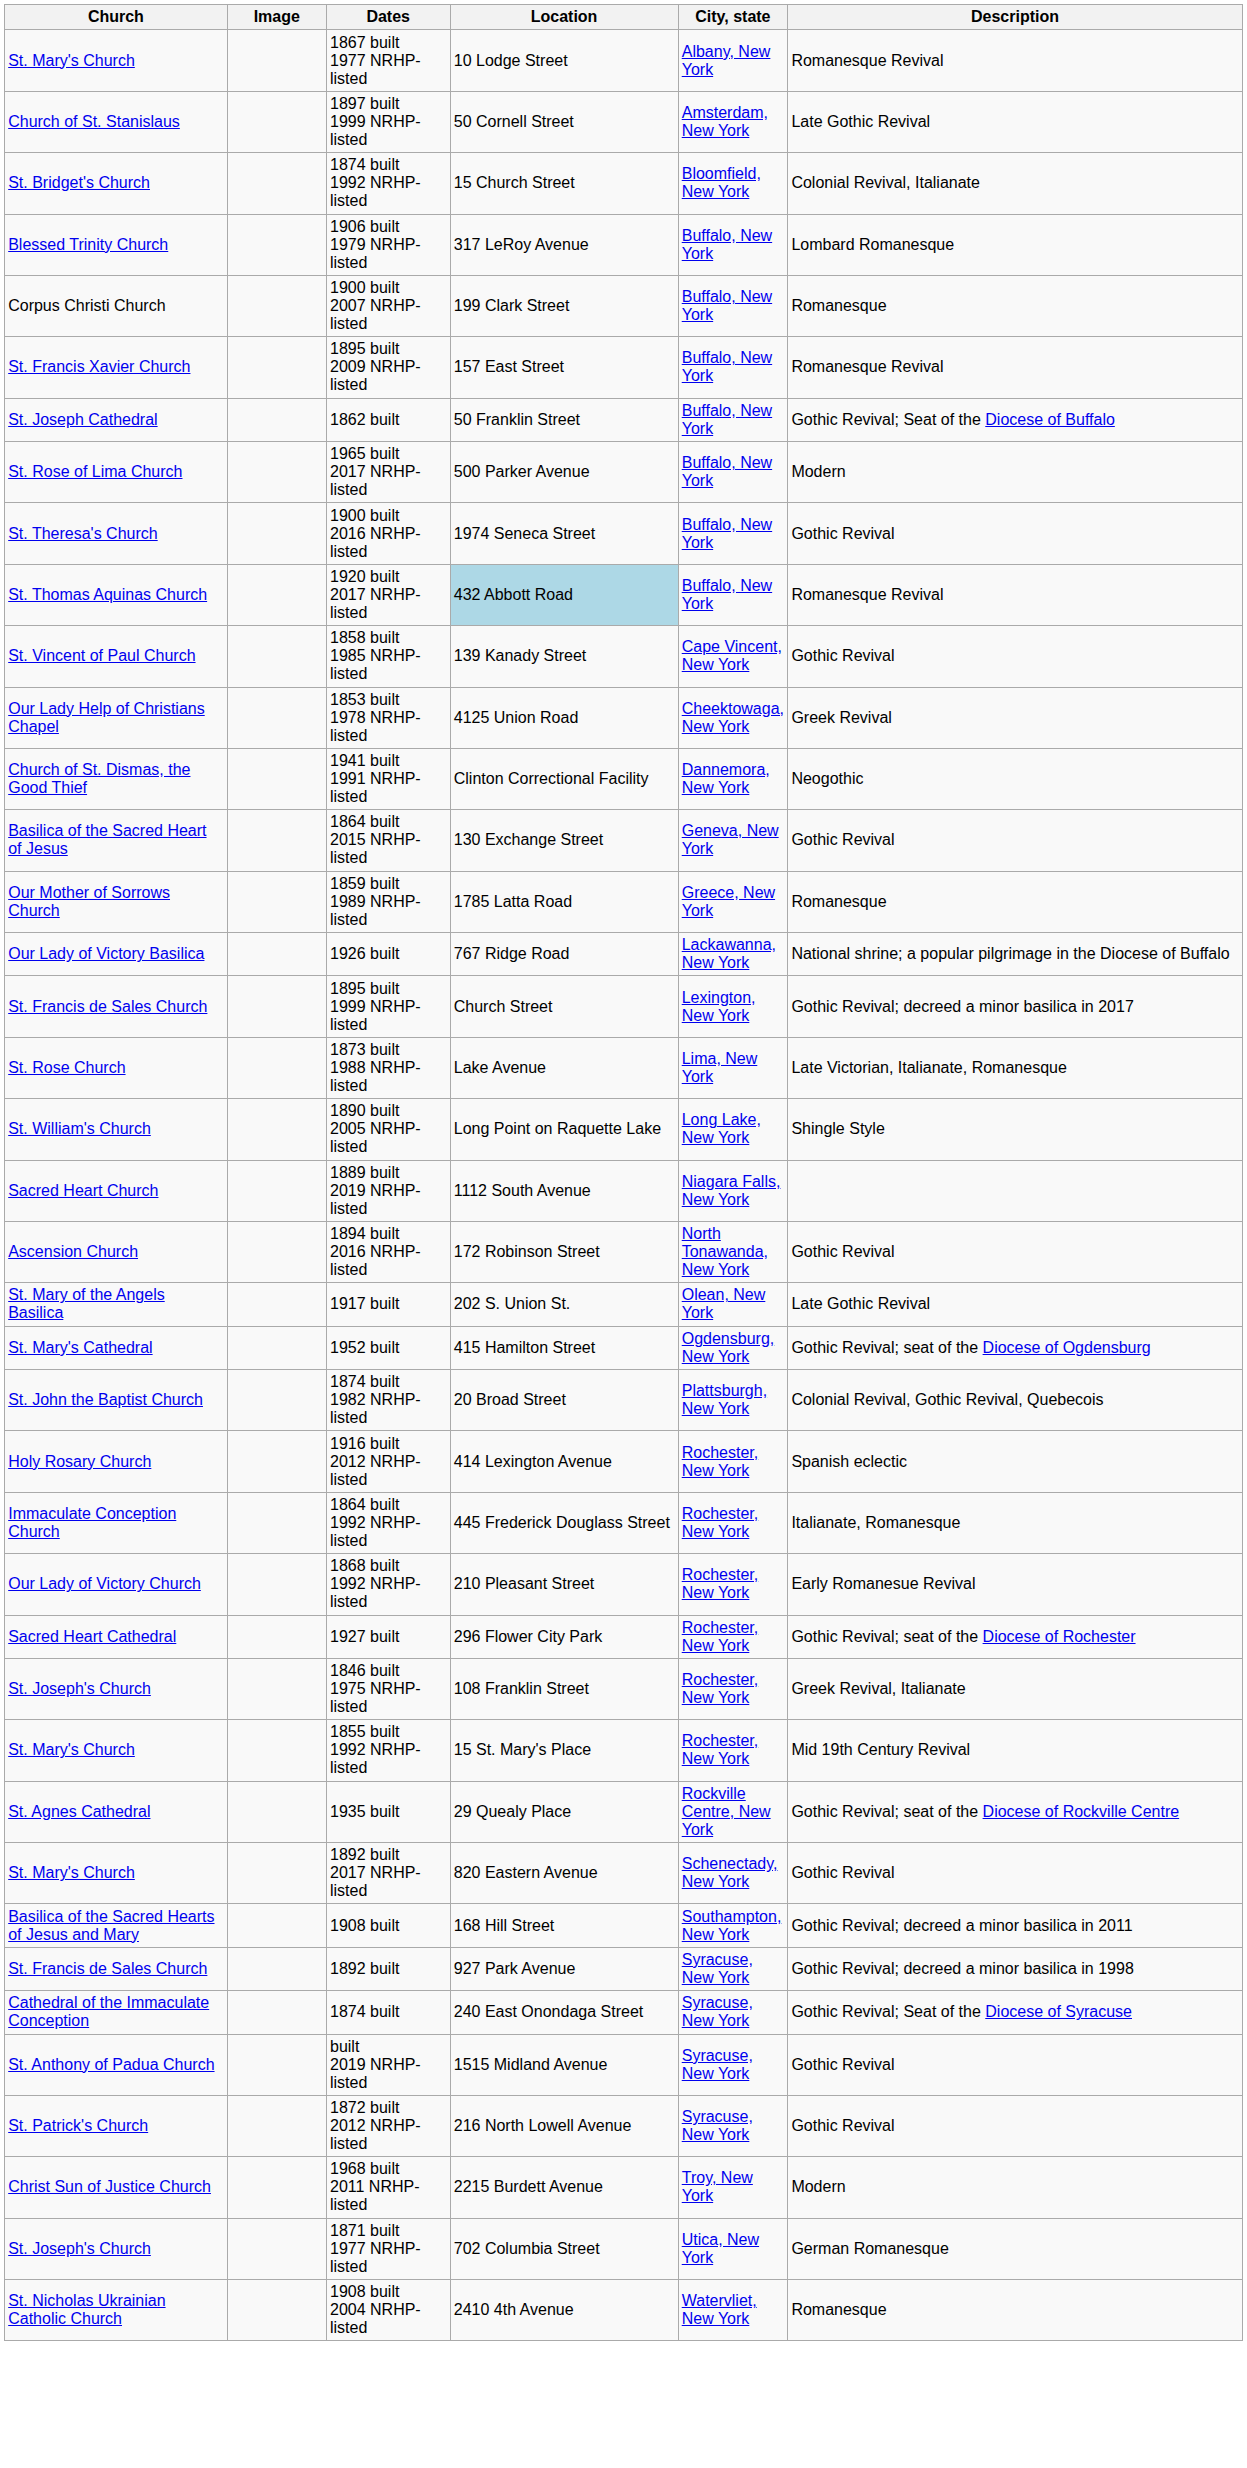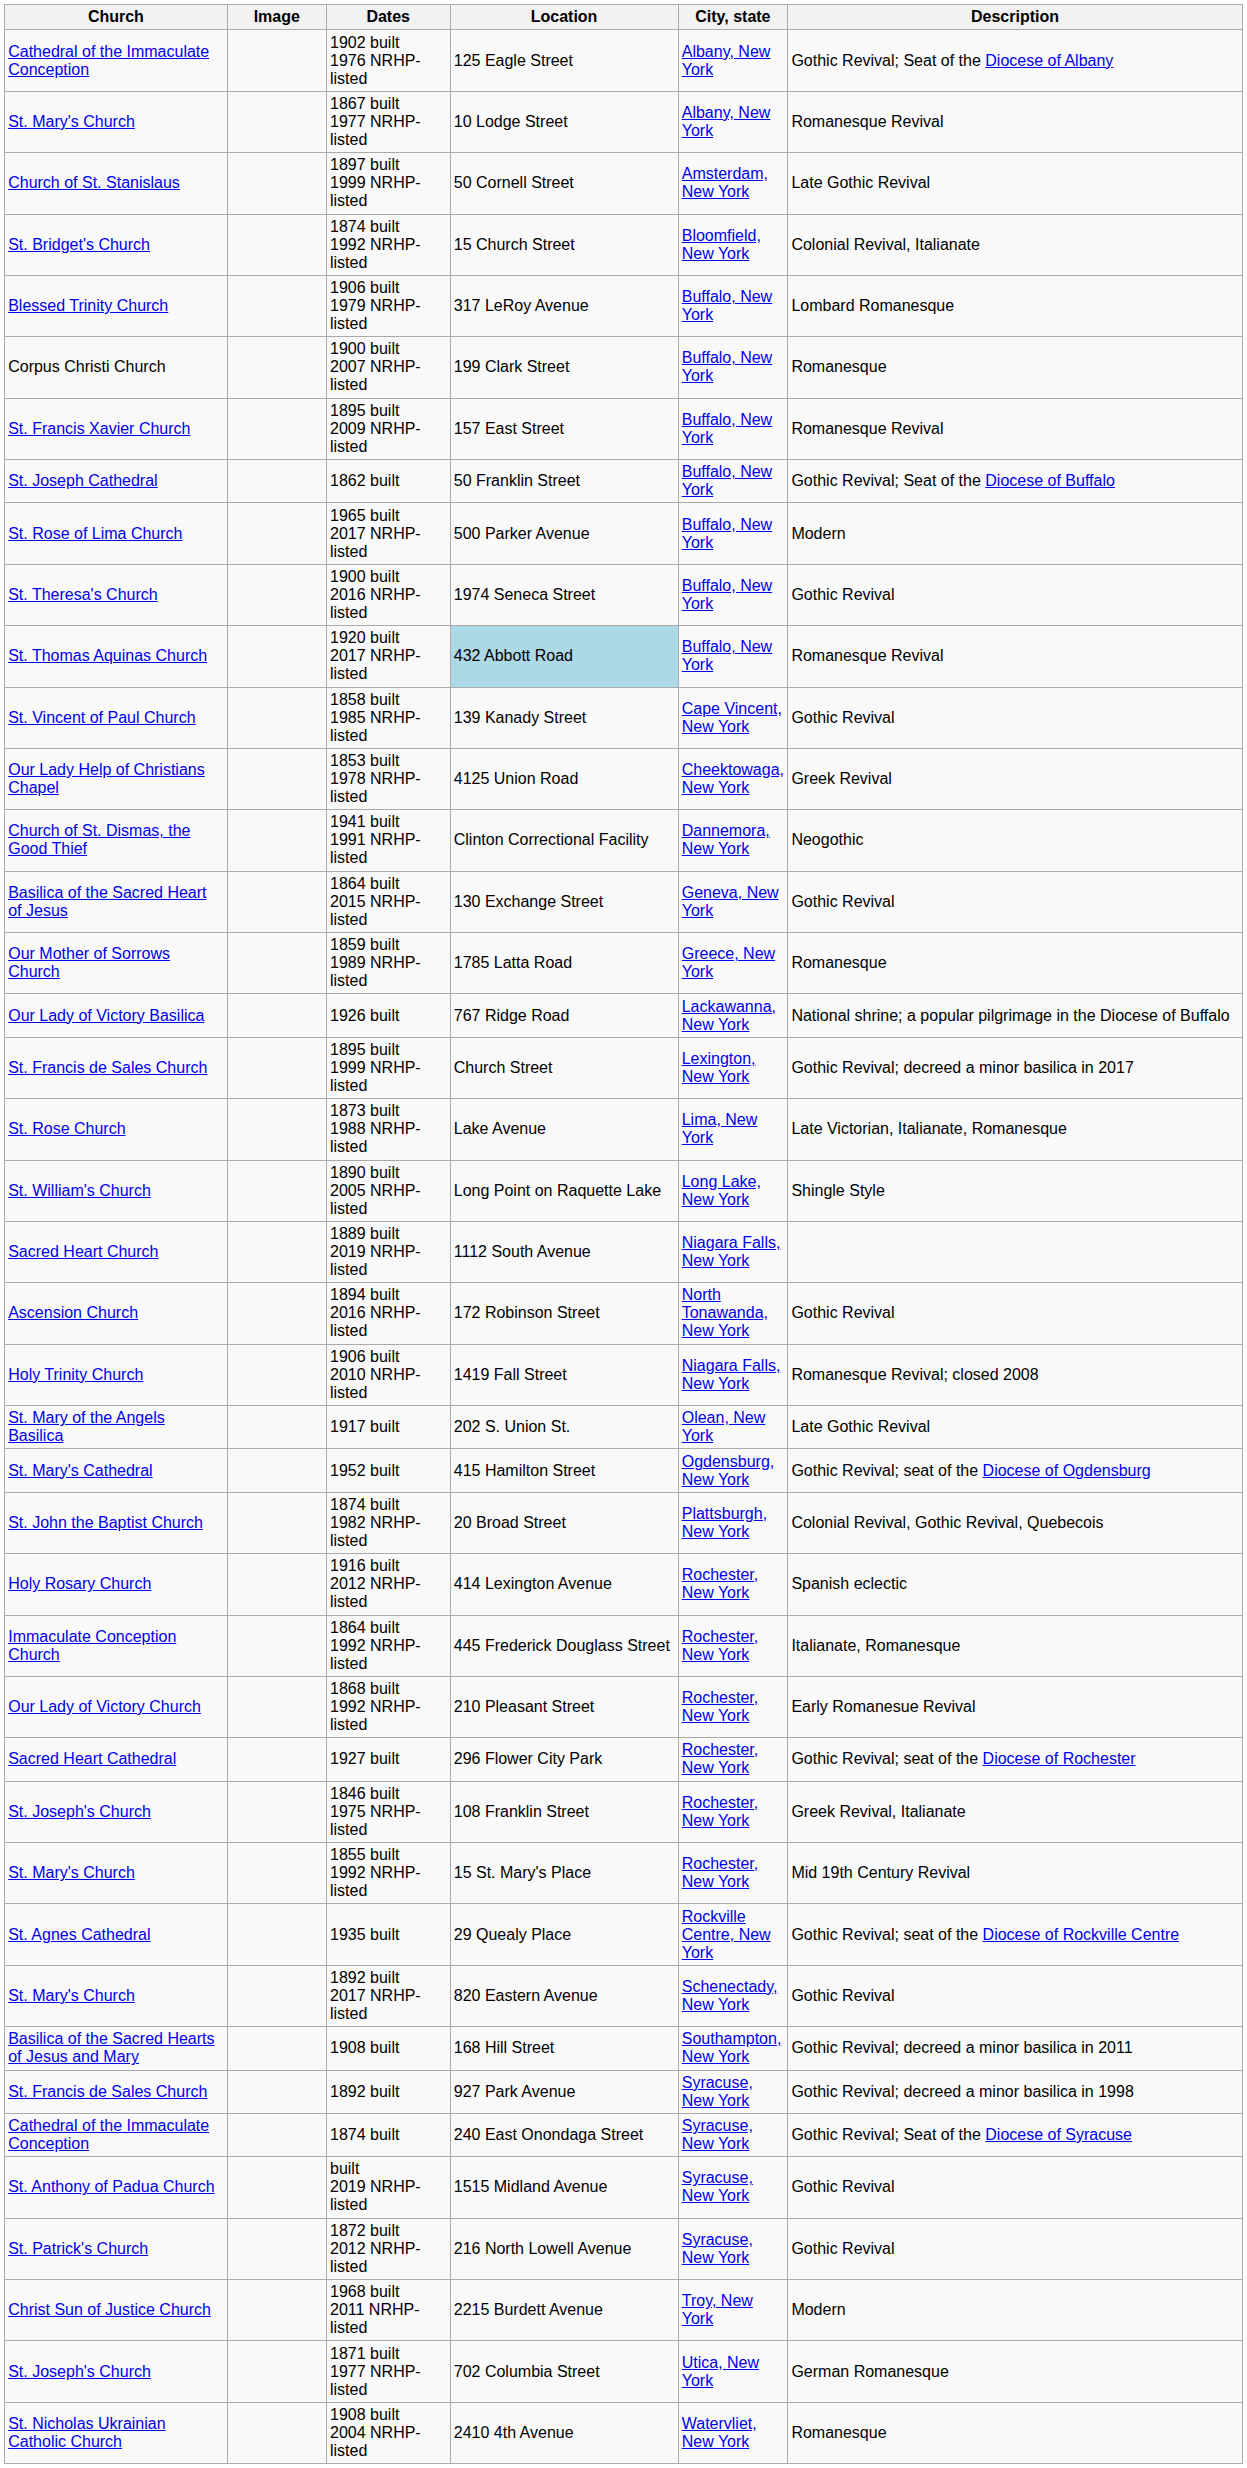+ row: (375, 60)
+ row: (375, 1374)
